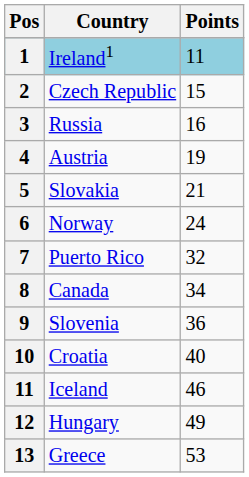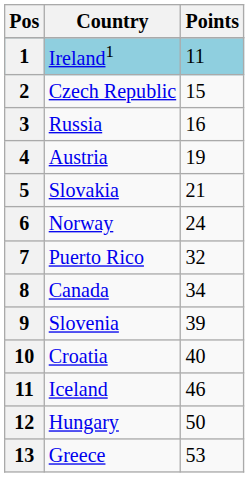(196, 323) 36 -> (196, 323) 39
(196, 422) 49 -> (196, 422) 50
